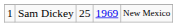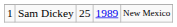(107, 13) 1969 -> (107, 13) 1989
